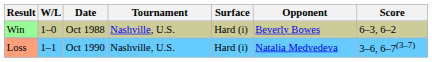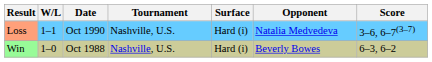rows swapped: (16, 29) <-> (17, 47)
